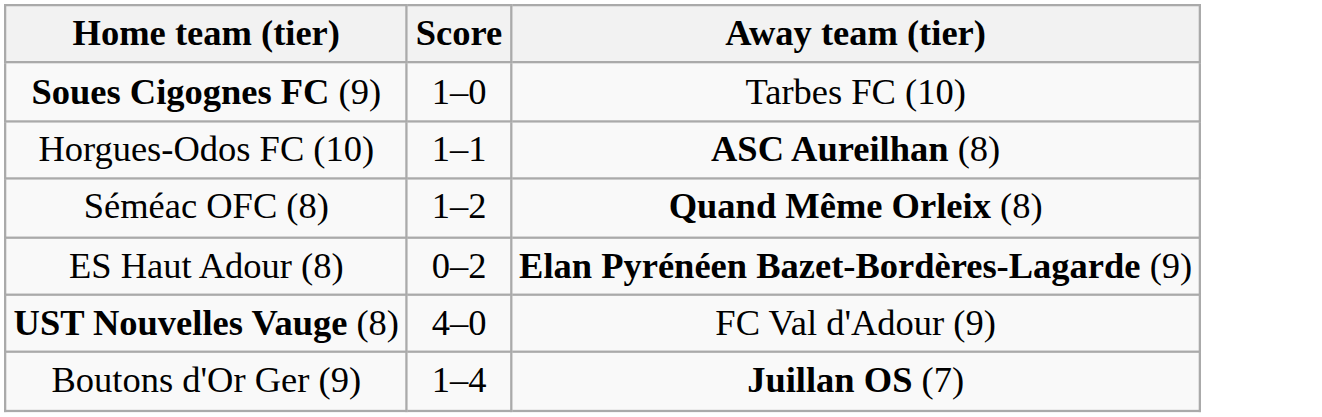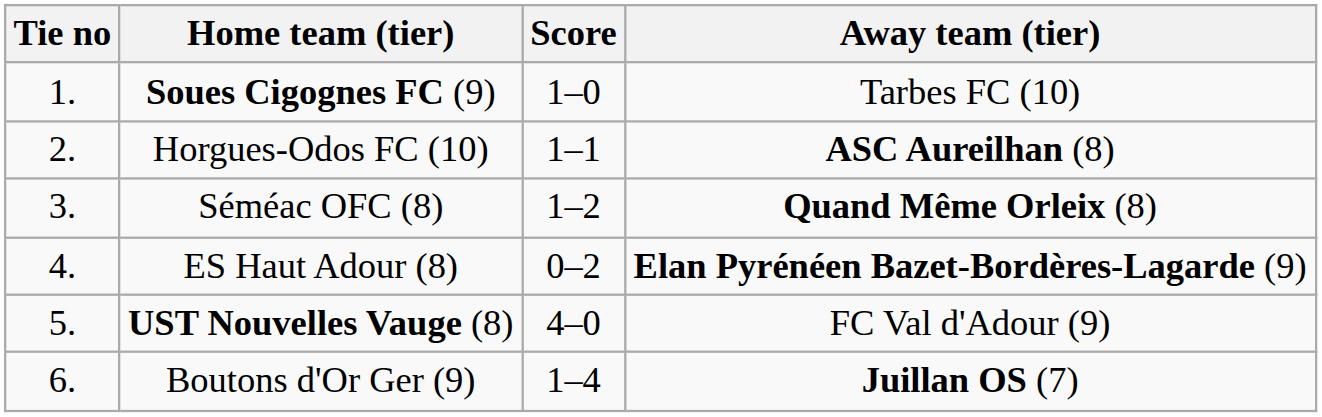+ column: (62, 33)
